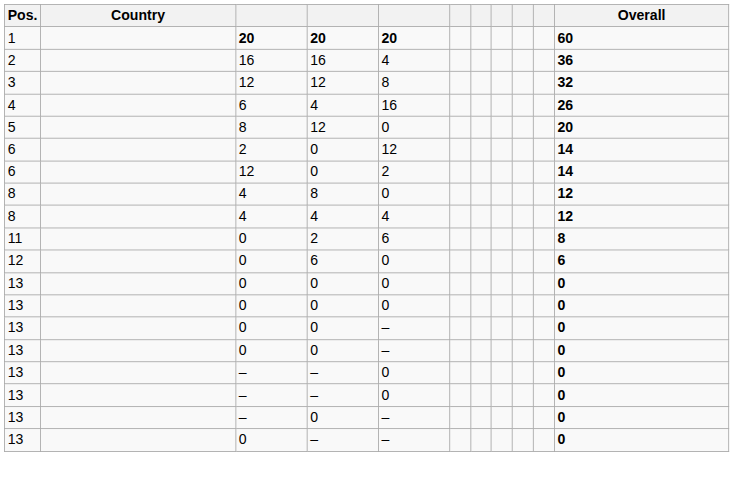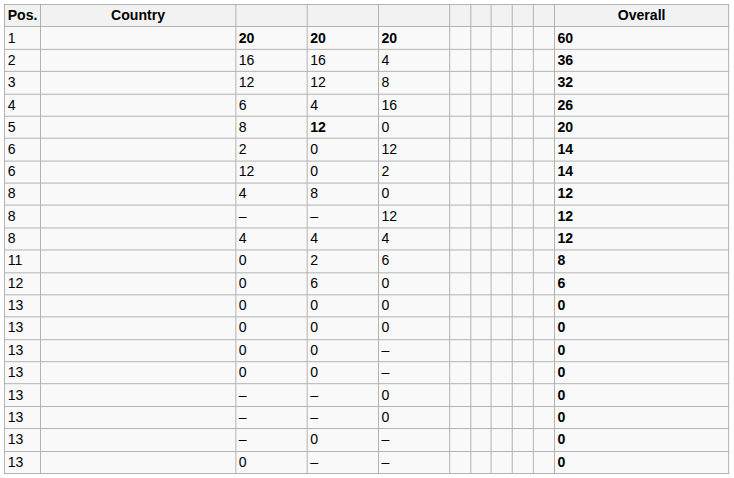(318, 127) normal -> (318, 127) bold
+ row: (12, 216)
